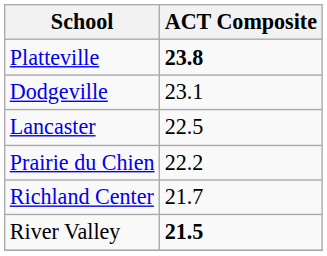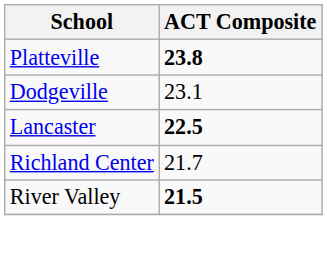(184, 127) normal -> (183, 127) bold
- row: (82, 162)
